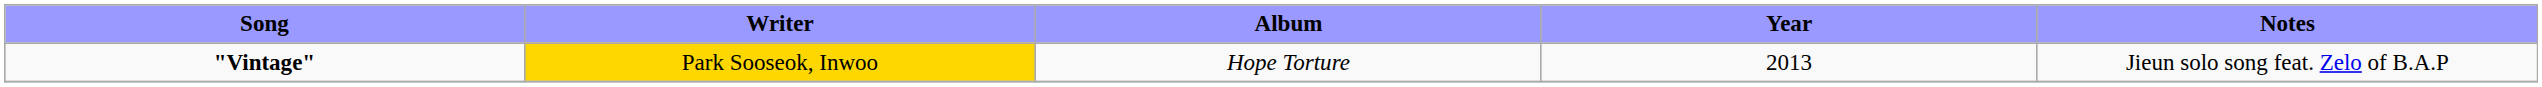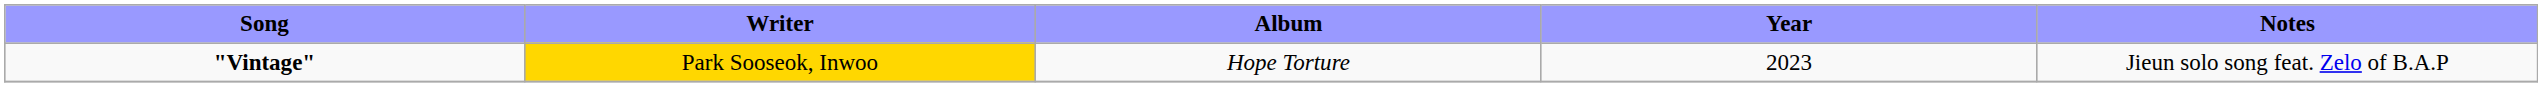(1789, 61) 2013 -> (1789, 61) 2023
